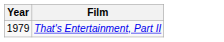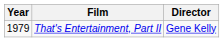+ column: (191, 12)
